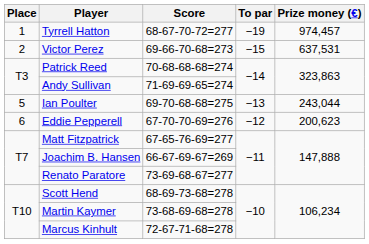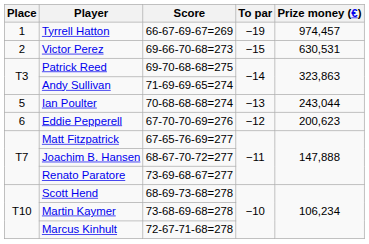(189, 31) 68-67-70-72=277 -> (189, 31) 66-67-69-67=269
(319, 49) 637,531 -> (319, 49) 630,531
(189, 67) 70-68-68-68=274 -> (189, 67) 69-70-68-68=275
(189, 103) 69-70-68-68=275 -> (189, 103) 70-68-68-68=274
(189, 157) 66-67-69-67=269 -> (189, 157) 68-67-70-72=277
